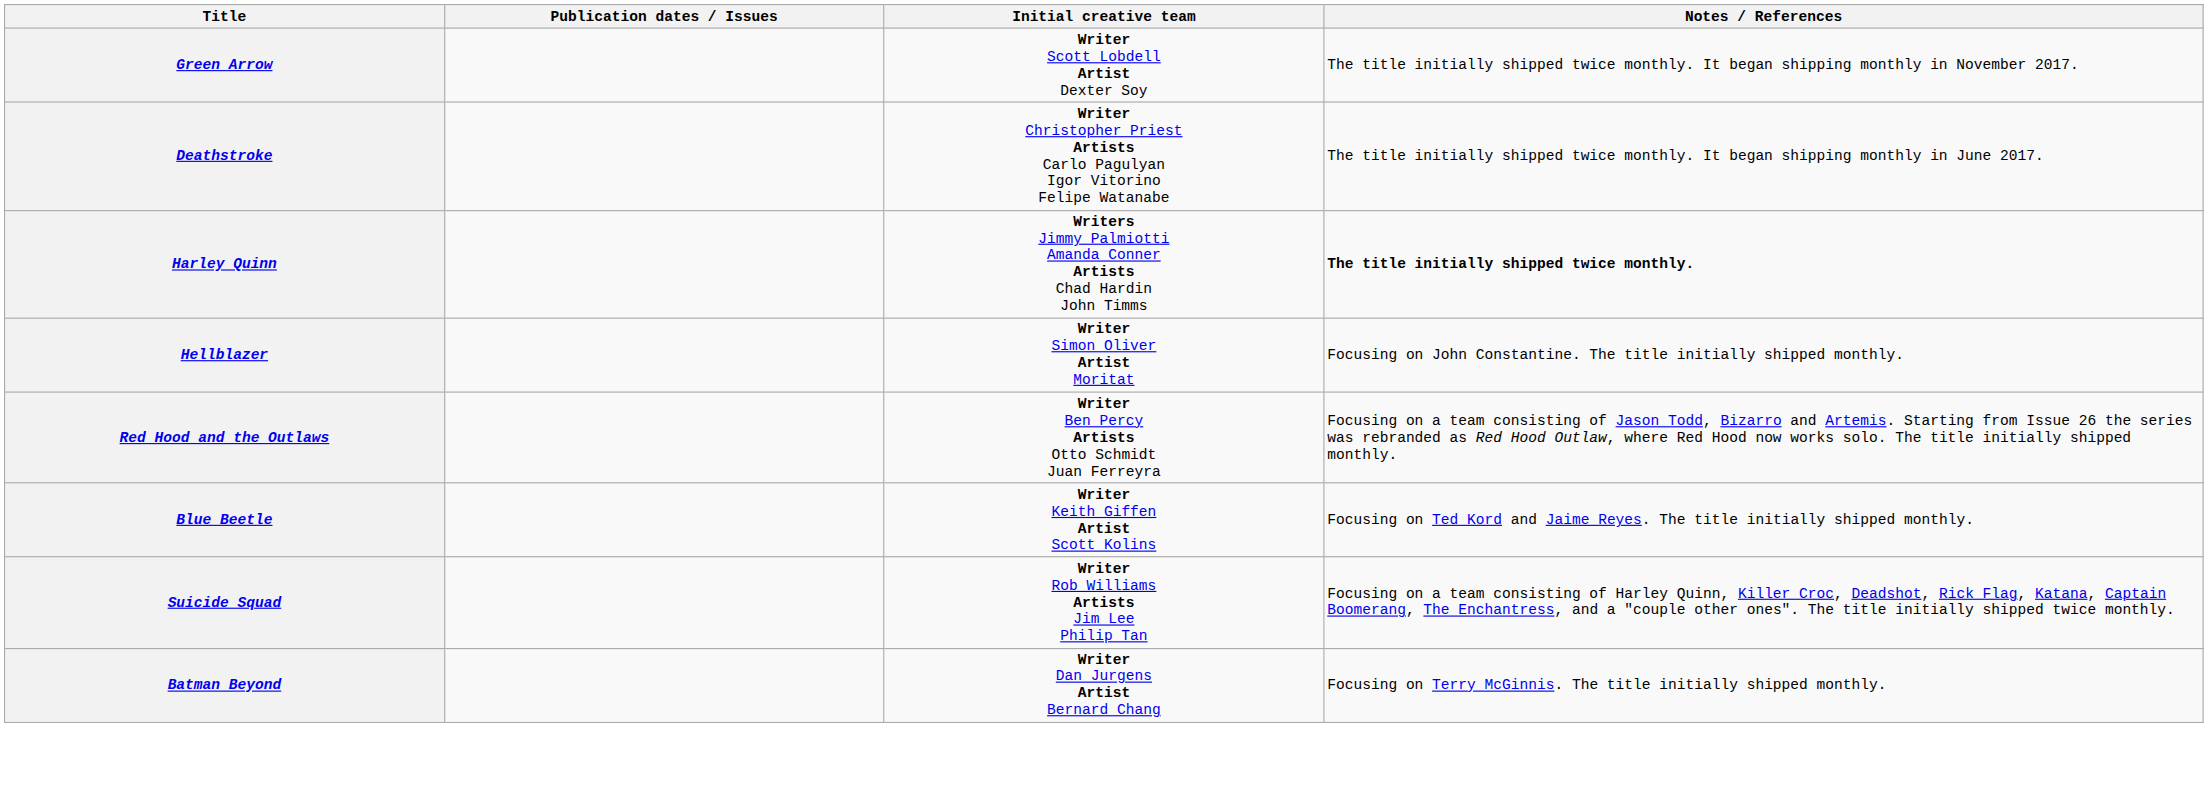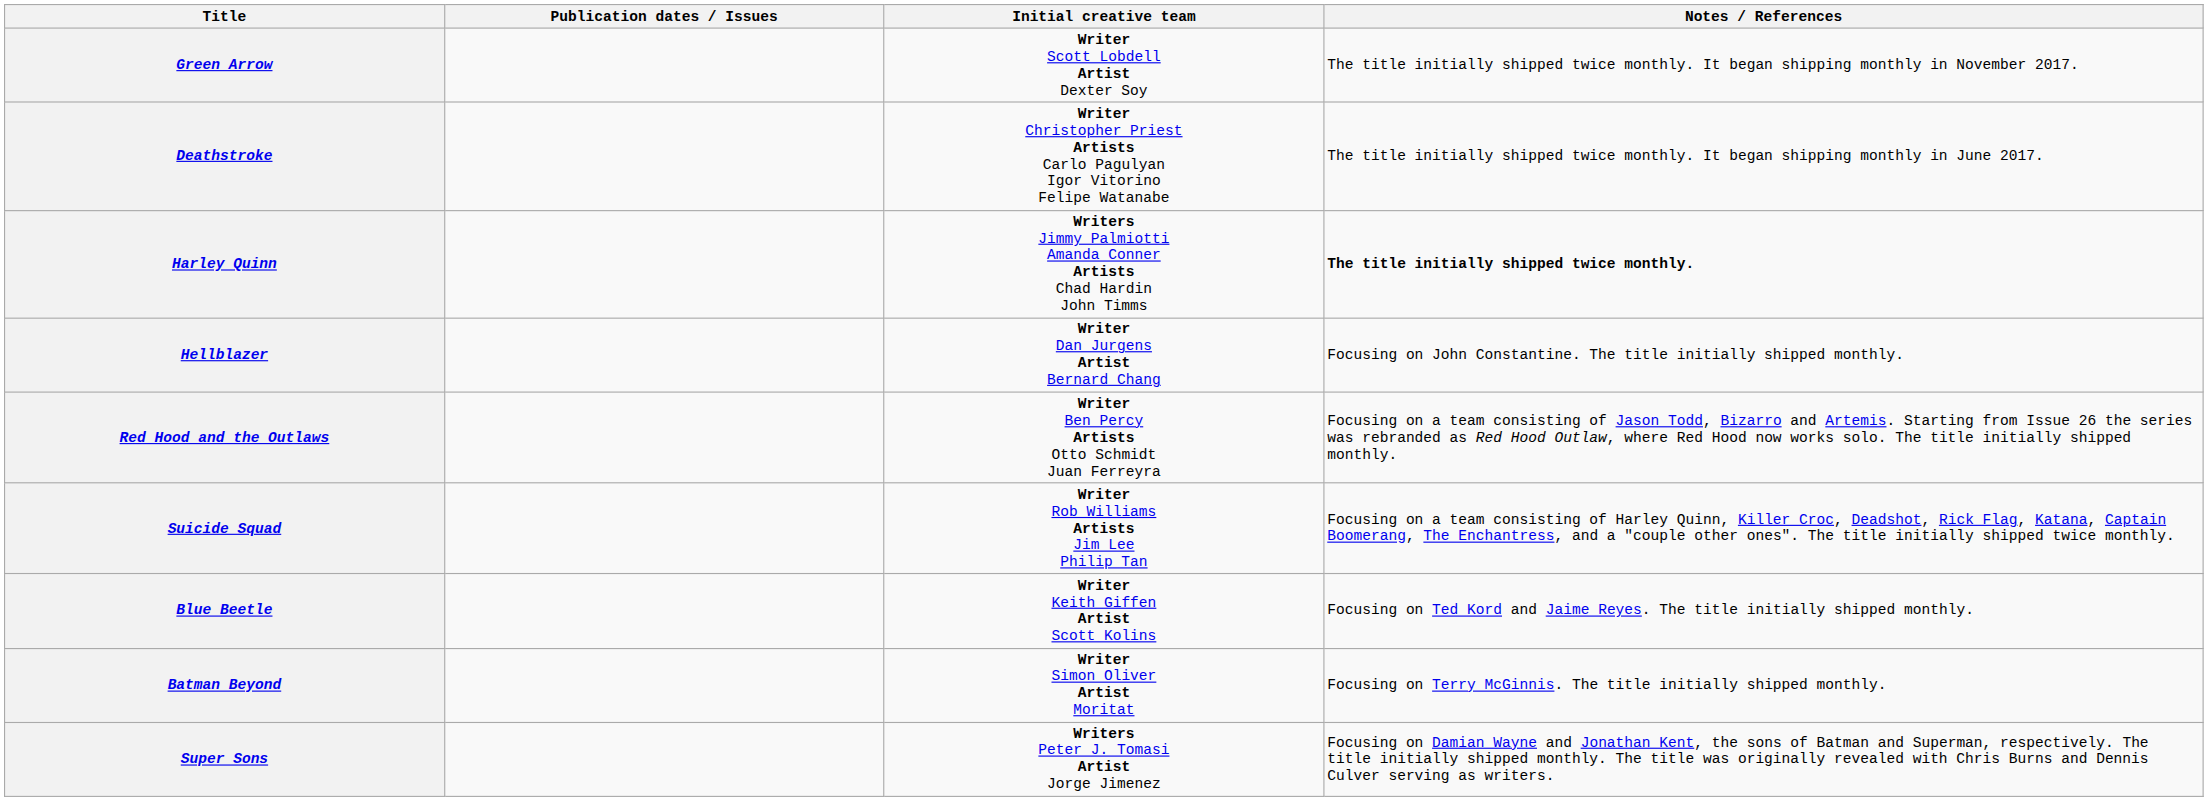(1104, 355) Writer Simon Oliver Artist Moritat -> (1104, 355) Writer Dan Jurgens Artist Bernard Chang
rows swapped: (224, 603) <-> (224, 520)
(1104, 685) Writer Dan Jurgens Artist Bernard Chang -> (1104, 685) Writer Simon Oliver Artist Moritat
+ row: (224, 759)
